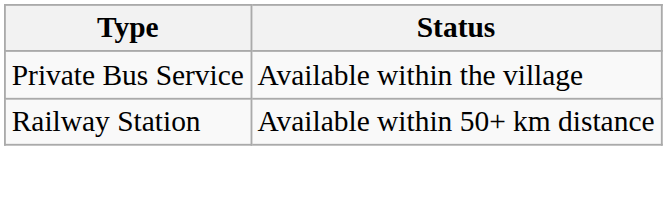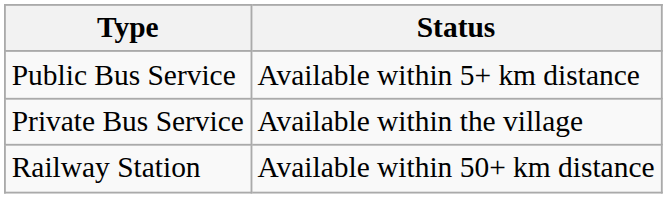+ row: (124, 74)
